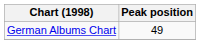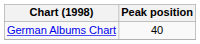(157, 30) 49 -> (157, 30) 40
